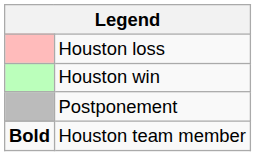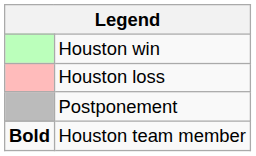rows swapped: (109, 78) <-> (112, 49)
